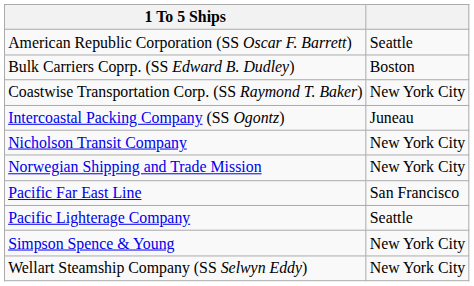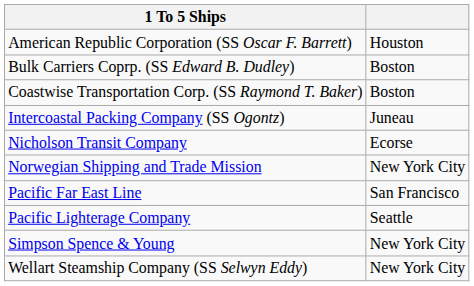(391, 42) Seattle -> (397, 42) Houston
(418, 92) New York City -> (392, 92) Boston
(418, 142) New York City -> (391, 142) Ecorse
